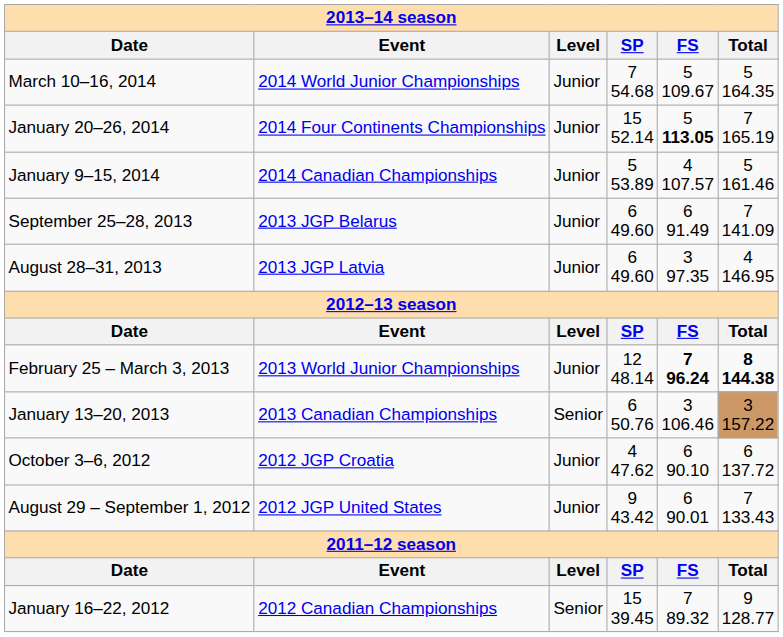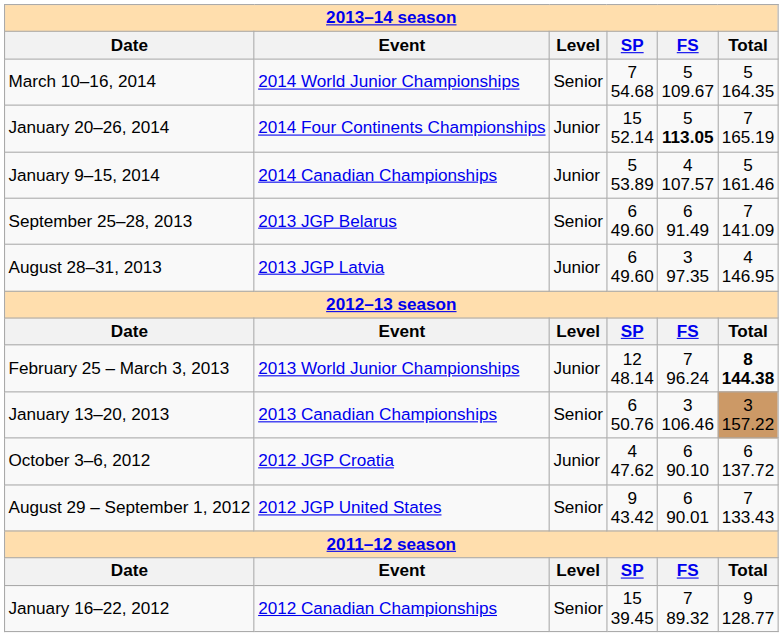(577, 82) Junior -> (578, 82) Senior
(577, 221) Junior -> (578, 221) Senior
(688, 368) bold -> (688, 368) normal
(577, 507) Junior -> (578, 507) Senior
